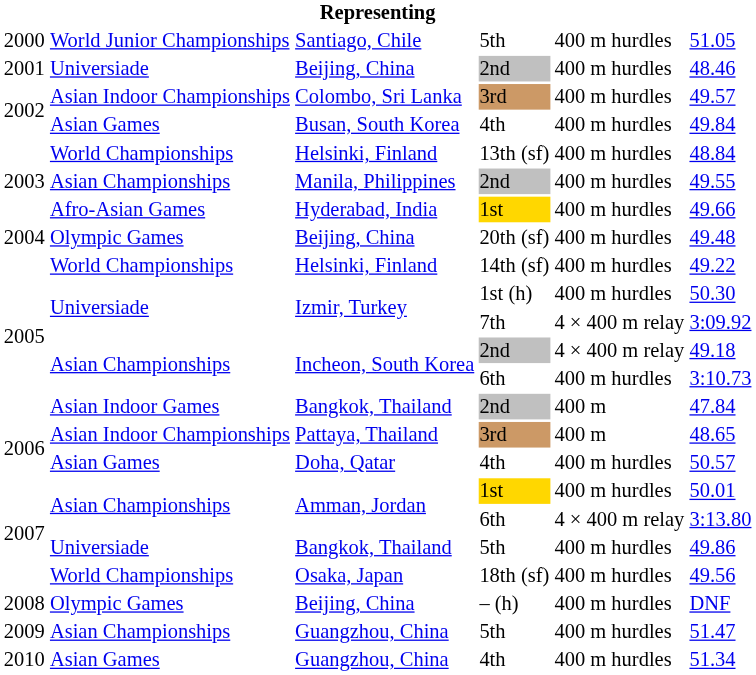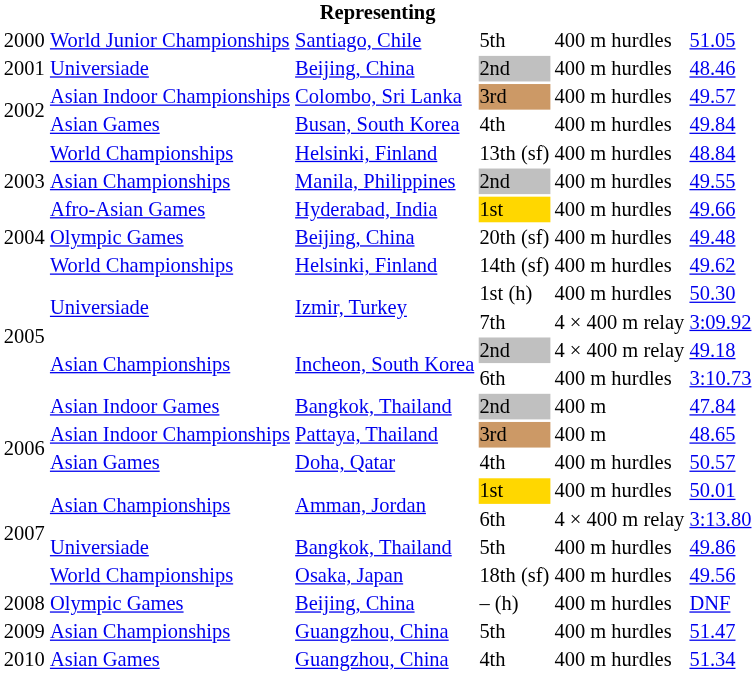(712, 265) 49.22 -> (712, 265) 49.62
